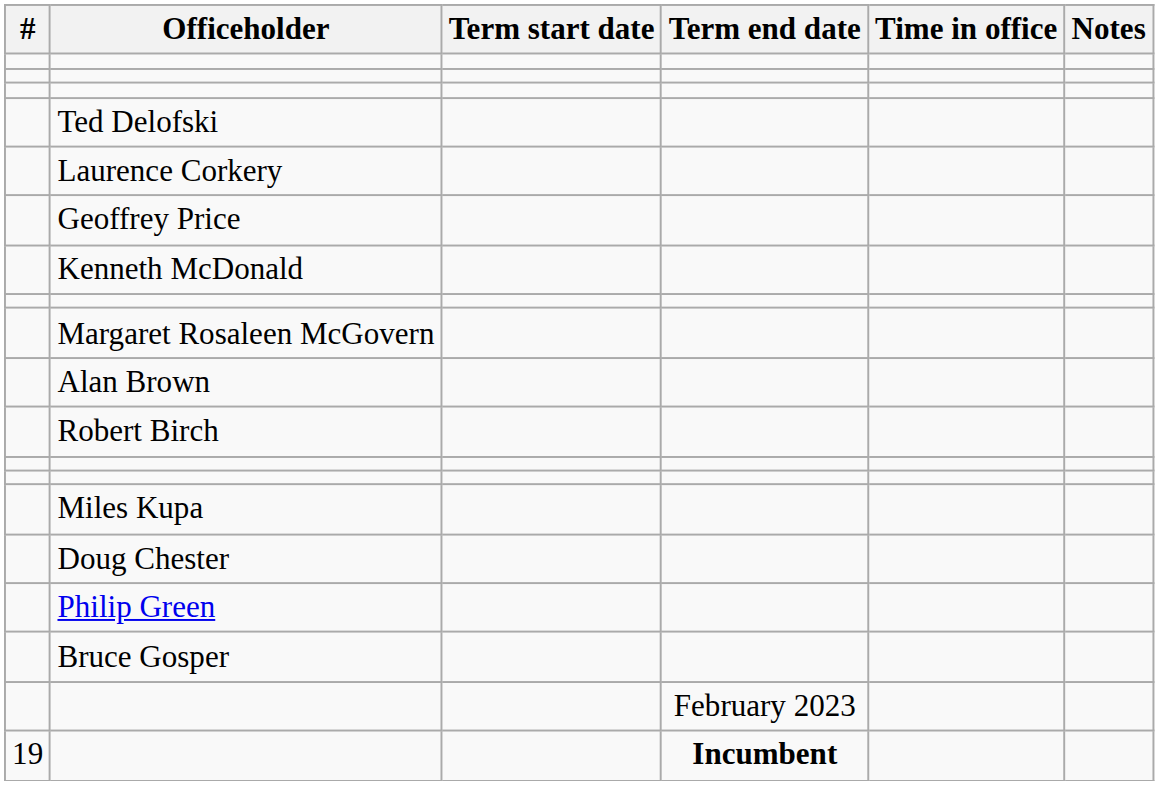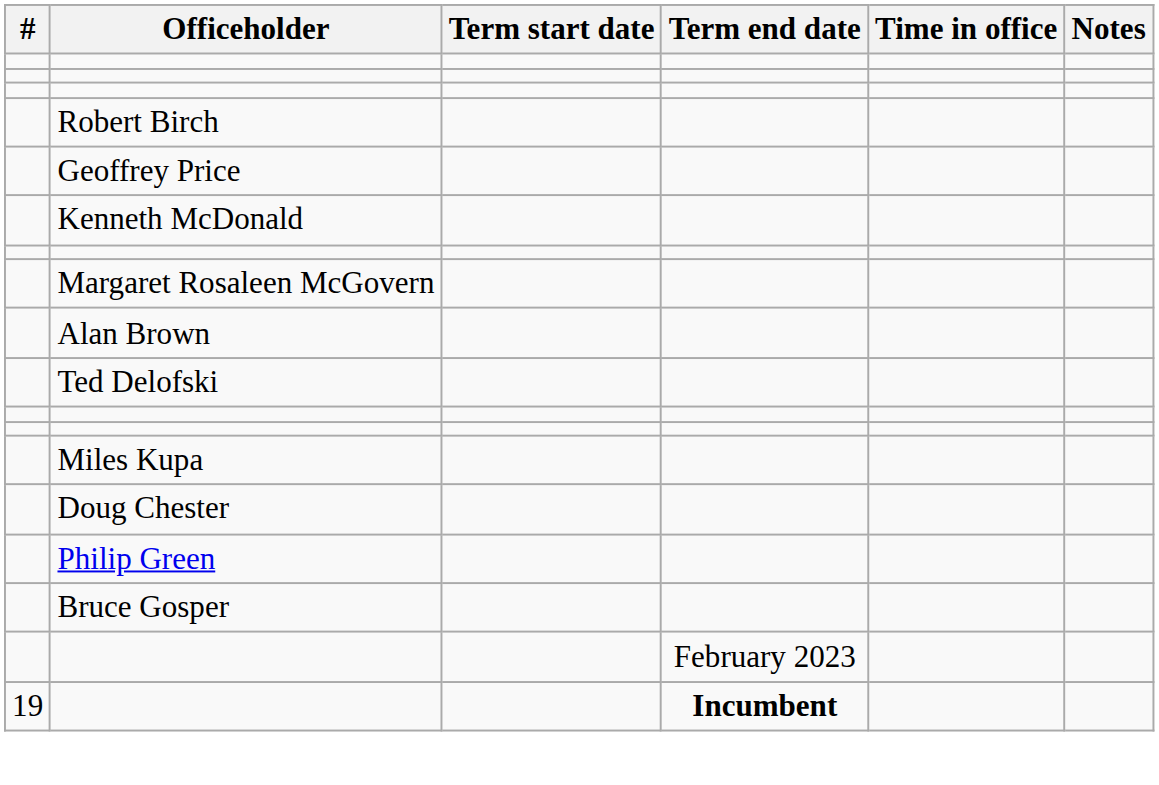rows swapped: (138, 430) <-> (138, 121)
- row: (170, 170)
